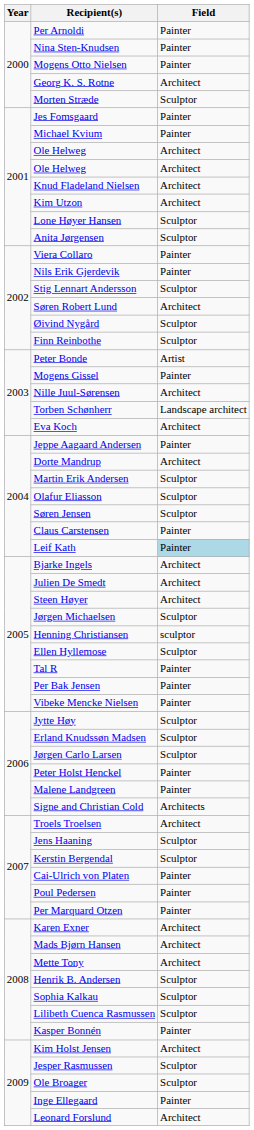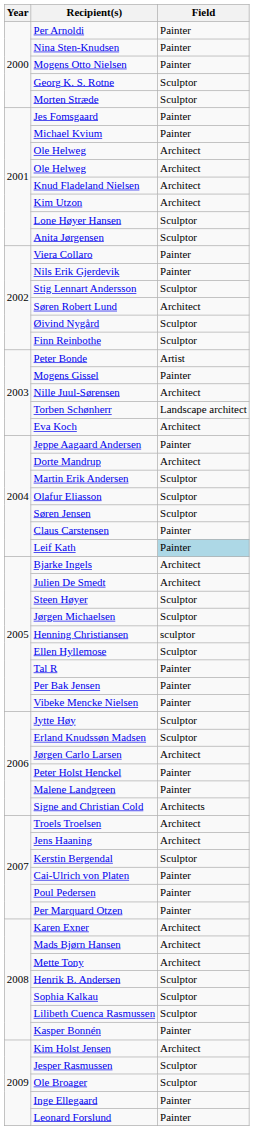(180, 82) Architect -> (179, 82) Sculptor
(180, 599) Architect -> (179, 599) Sculptor
(179, 755) Sculptor -> (180, 755) Architect
(179, 841) Sculptor -> (180, 841) Architect
(180, 1117) Architect -> (176, 1117) Painter
